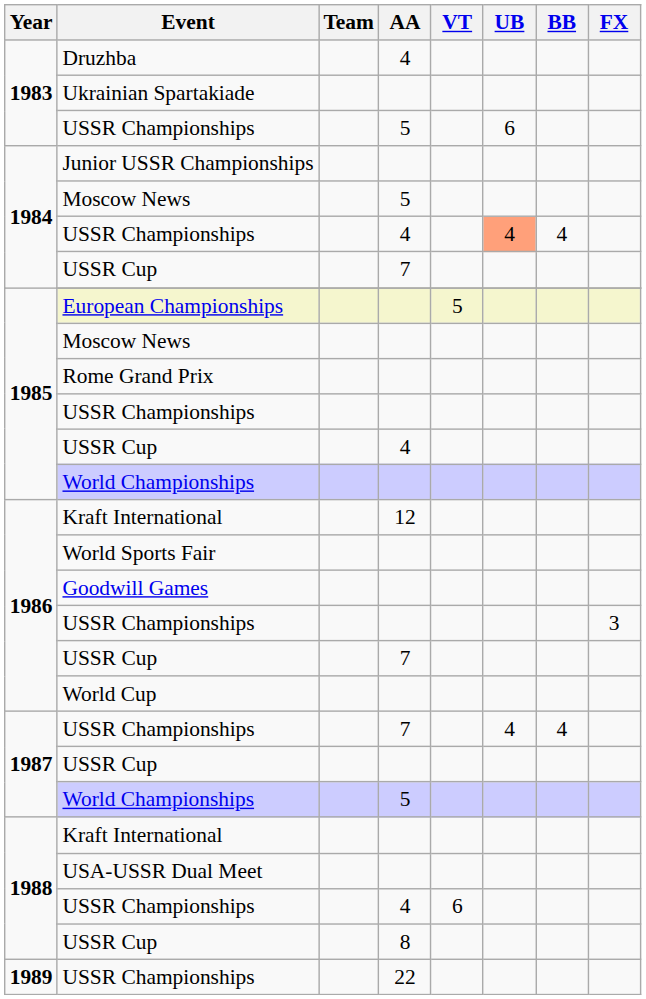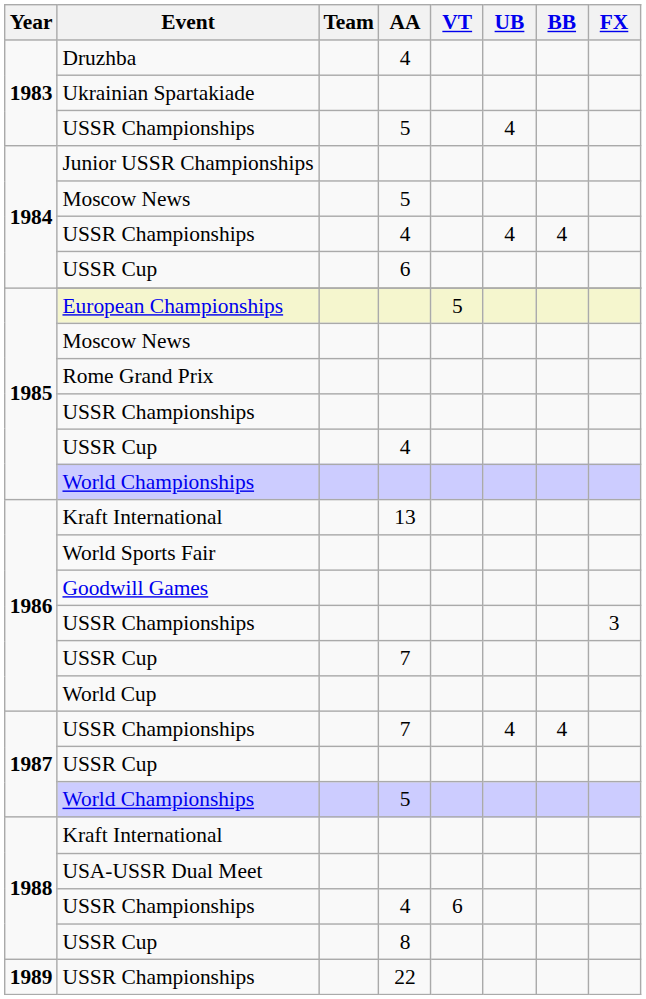(510, 128) 6 -> (510, 128) 4
(510, 234) lightsalmon background -> (510, 234) no background
(405, 269) 7 -> (405, 269) 6
(405, 517) 12 -> (405, 517) 13
